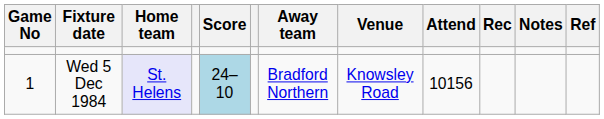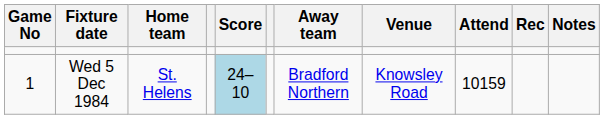- column: (583, 25)
(157, 84) lavender background -> (167, 84) no background
(451, 84) 10156 -> (484, 84) 10159
